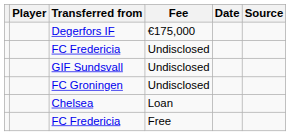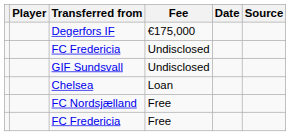- row: (87, 85)
+ row: (94, 103)
